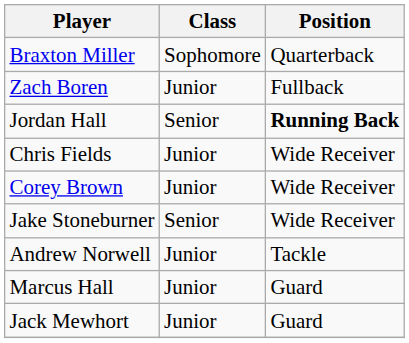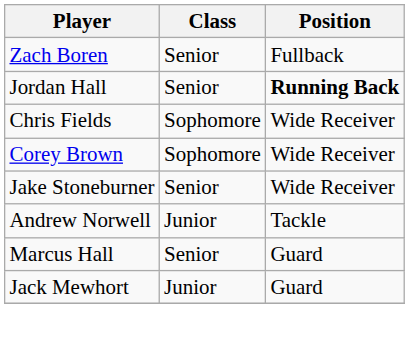- row: (72, 54)
(190, 87) Junior -> (191, 54) Senior
(190, 154) Junior -> (212, 120) Sophomore
(190, 187) Junior -> (212, 154) Sophomore
(190, 287) Junior -> (191, 253) Senior
